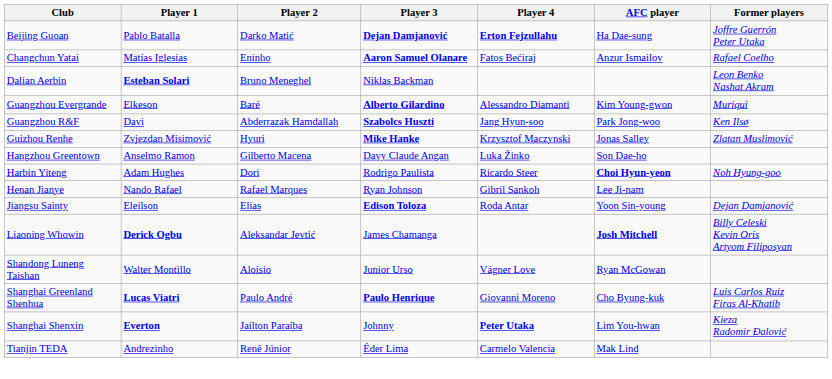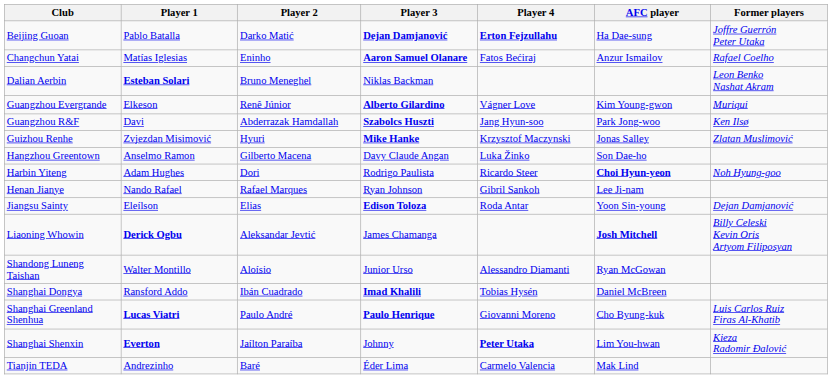(250, 104) Baré -> (265, 104) Renê Júnior
(525, 104) Alessandro Diamanti -> (508, 104) Vágner Love
(508, 269) Vágner Love -> (525, 269) Alessandro Diamanti
+ row: (44, 291)
(265, 349) Renê Júnior -> (250, 365) Baré
